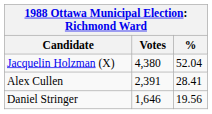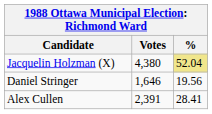(189, 63) no background -> (189, 63) khaki background
rows swapped: (35, 81) <-> (42, 99)
